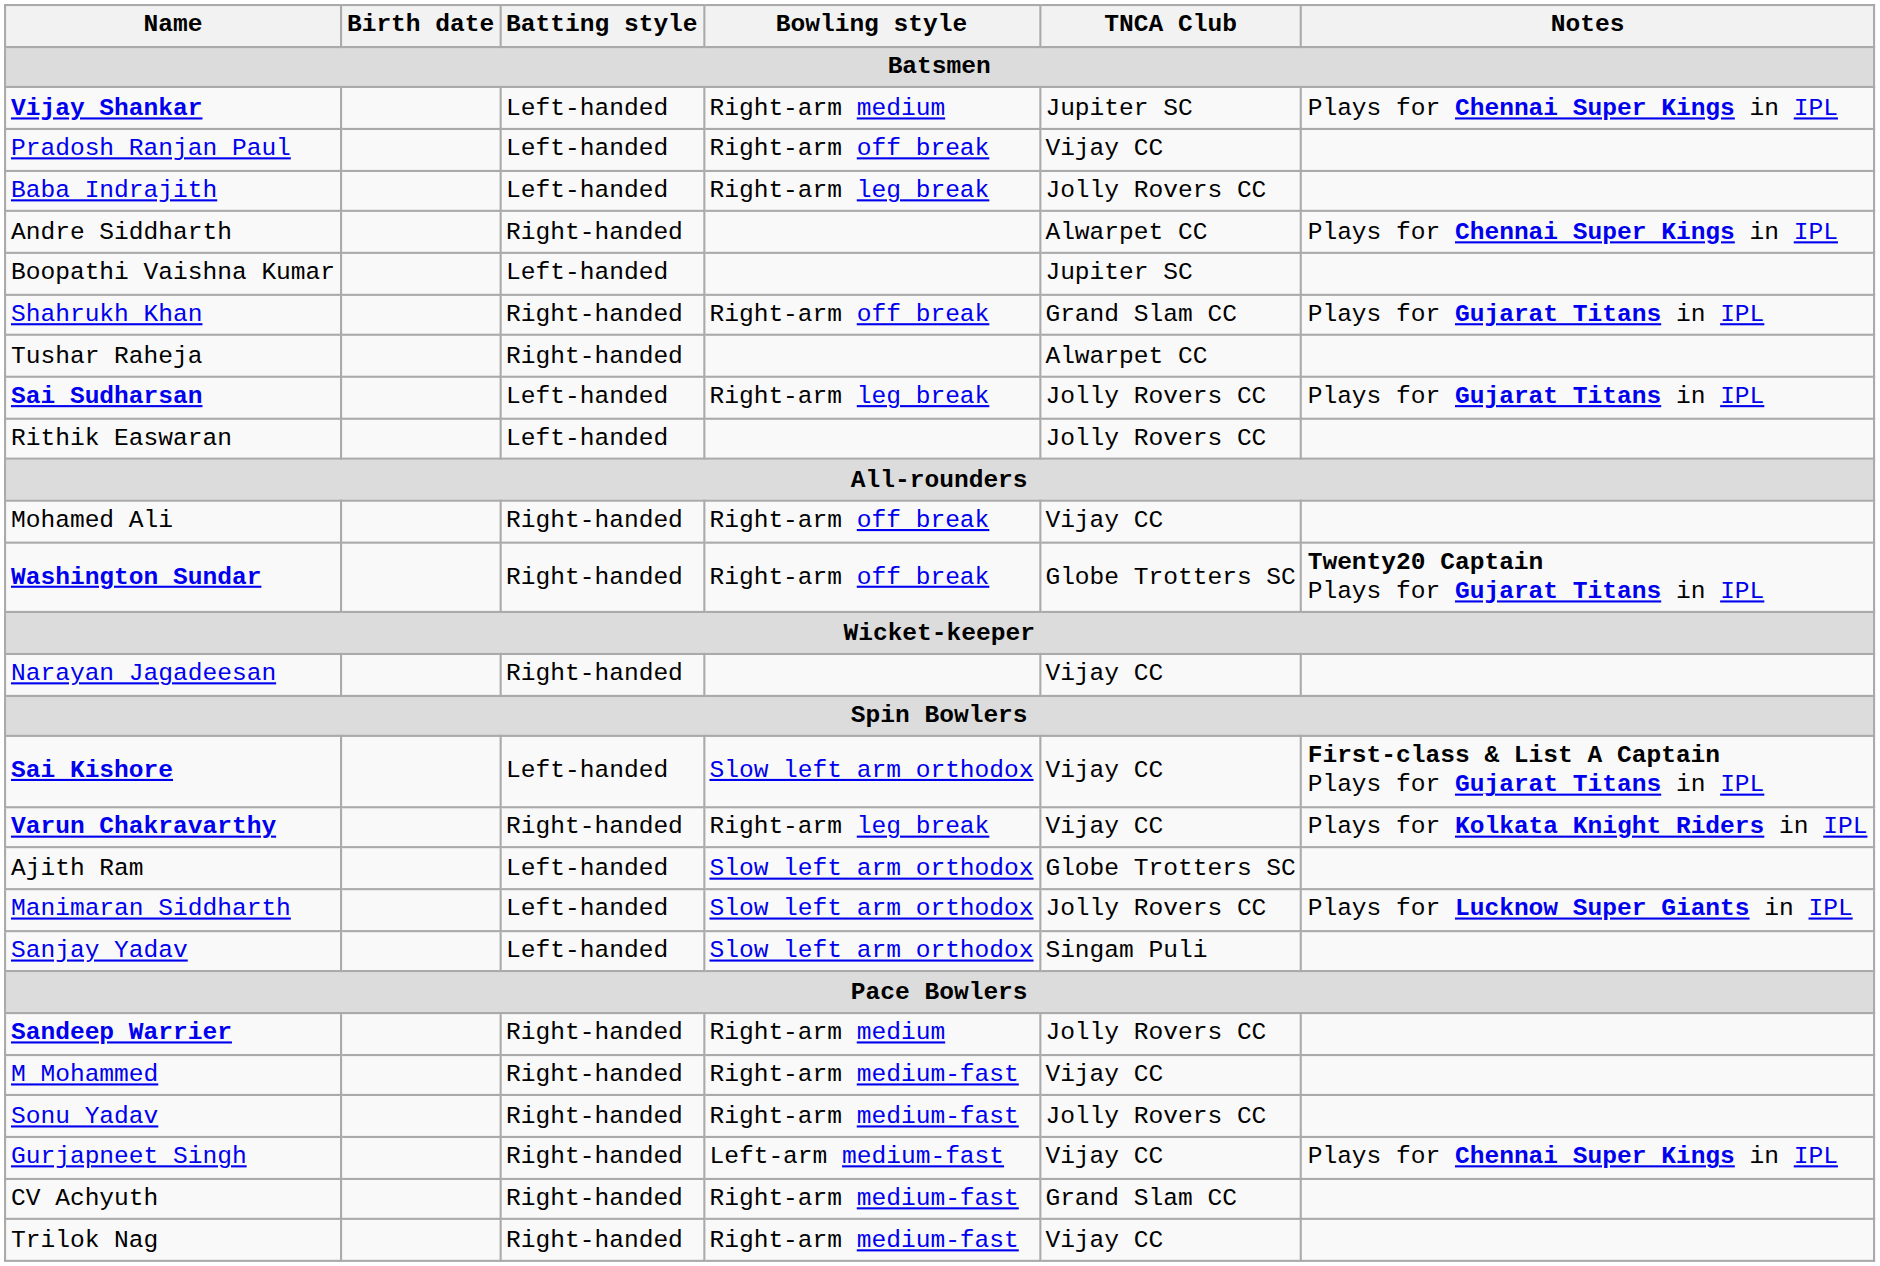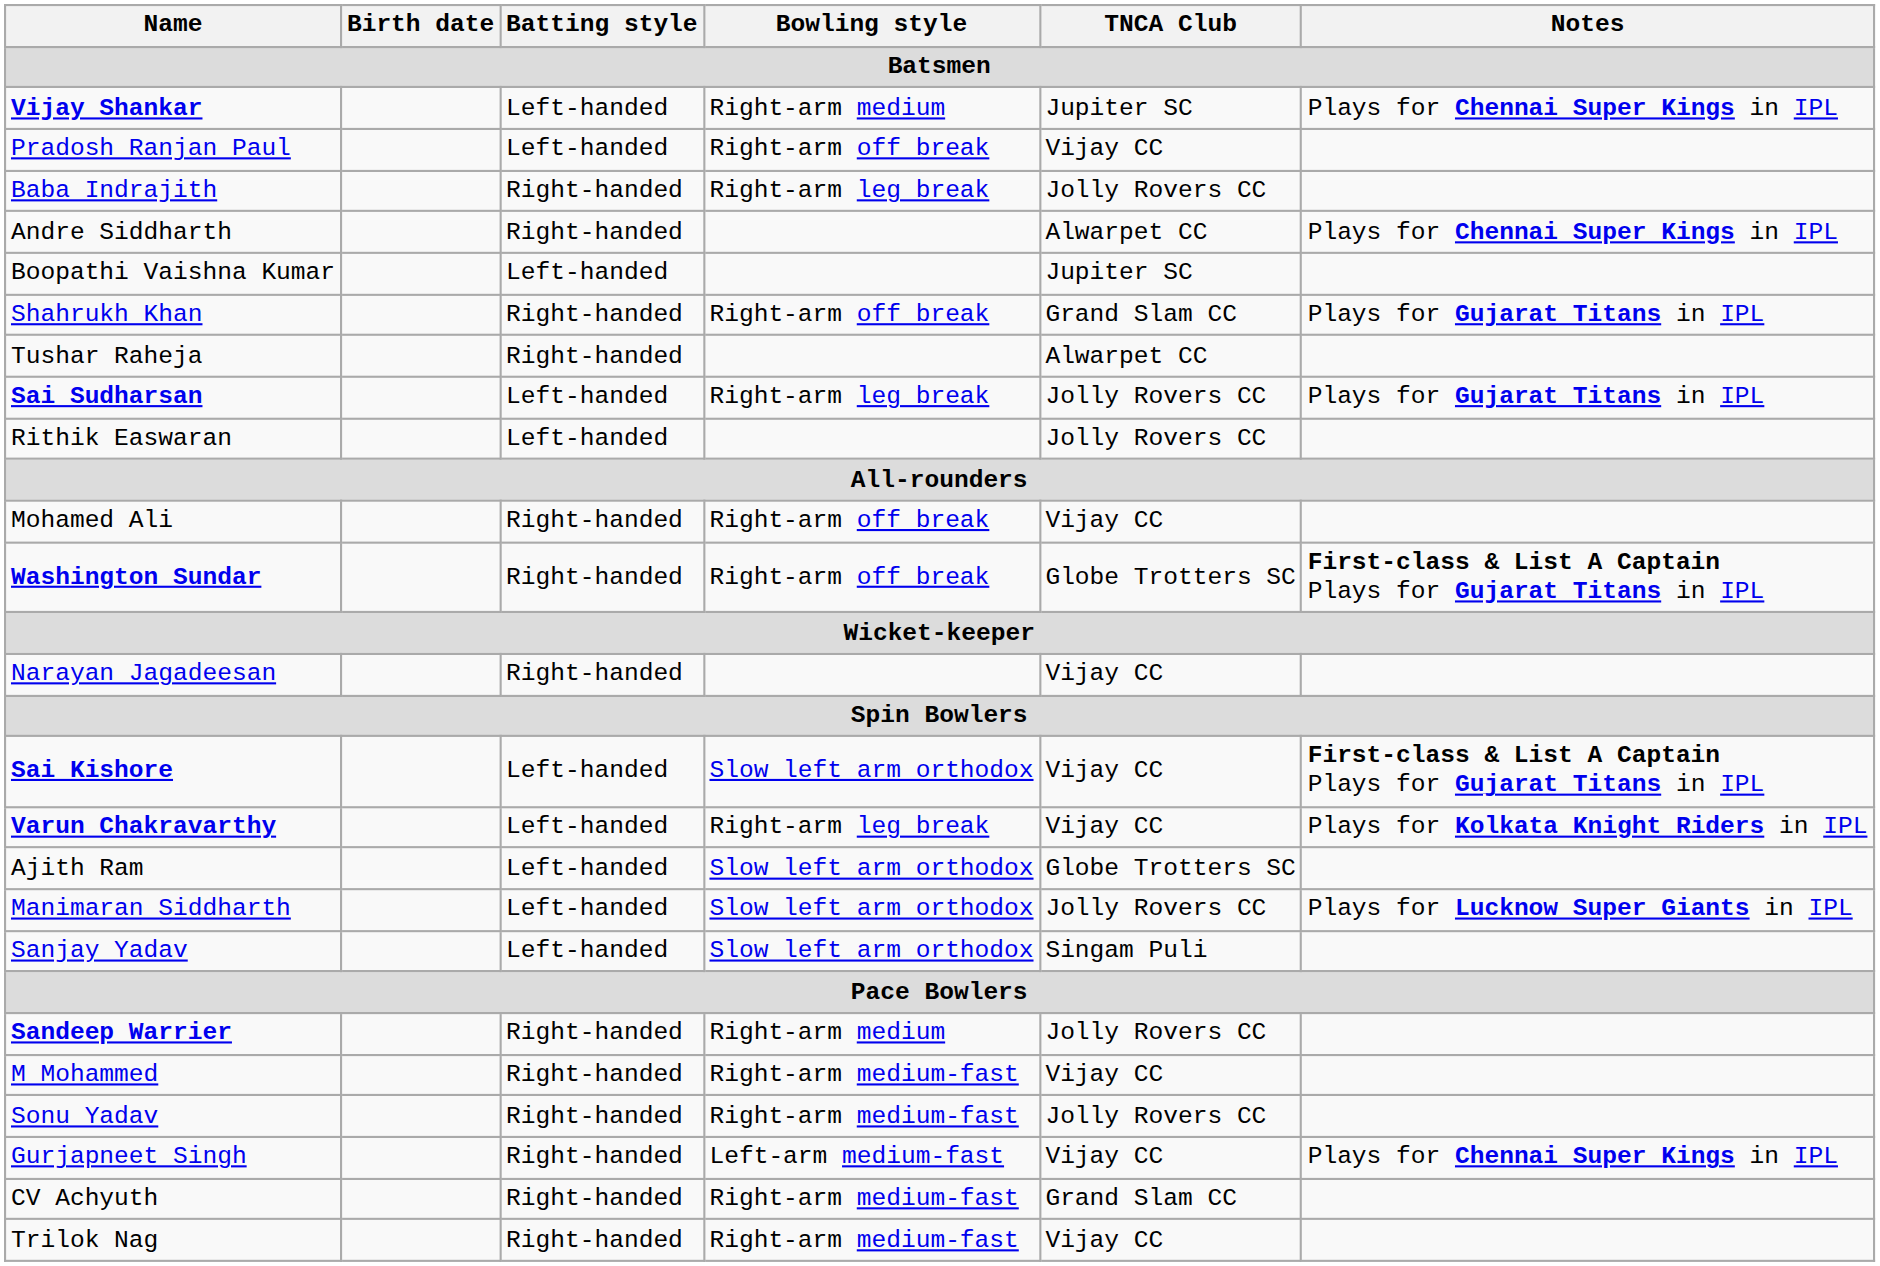(587, 190) Left-handed -> (594, 190) Right-handed
(1536, 577) Twenty20 Captain Plays for Gujarat Titans in IPL -> (1536, 577) First-class & List A Captain Plays for Gujarat Titans in IPL
(594, 827) Right-handed -> (587, 827) Left-handed
